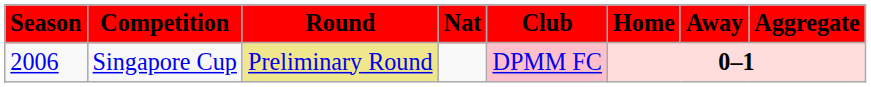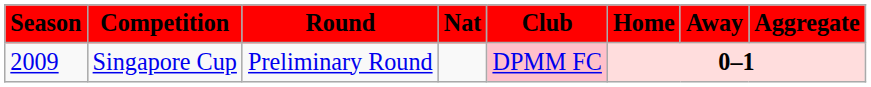(34, 61) 2006 -> (34, 61) 2009
(340, 61) khaki background -> (340, 61) no background
